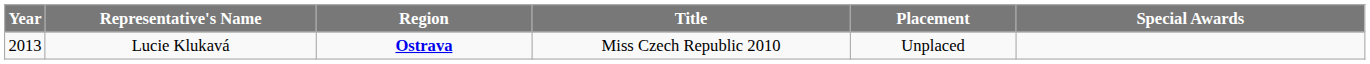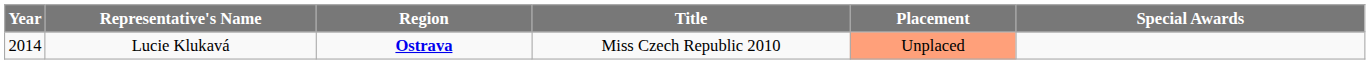(25, 45) 2013 -> (25, 45) 2014
(933, 45) no background -> (933, 45) lightsalmon background
